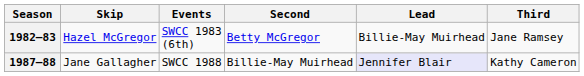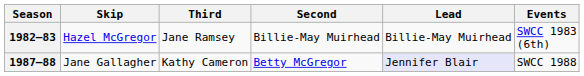columns swapped: (533, 13) <-> (192, 13)
(273, 38) Betty McGregor -> (317, 38) Billie-May Muirhead
(290, 62) Billie-May Muirhead -> (300, 62) Betty McGregor
